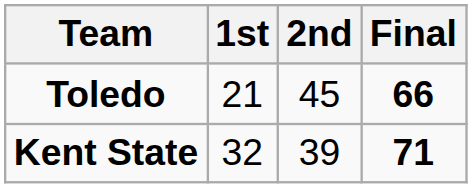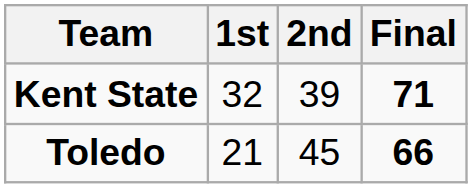rows swapped: (106, 152) <-> (106, 93)
